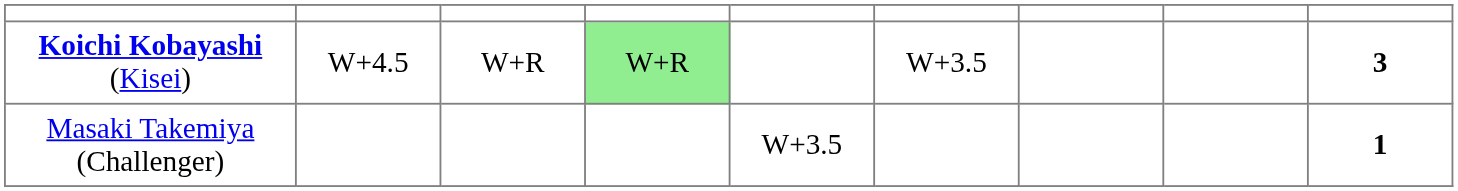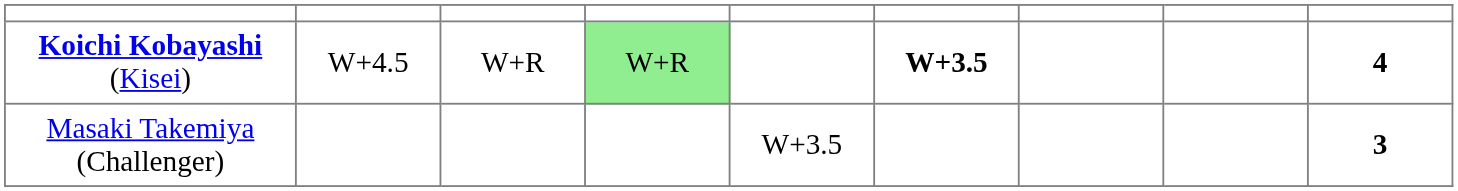(946, 62) normal -> (946, 62) bold
(1380, 62) 3 -> (1380, 62) 4
(1380, 144) 1 -> (1380, 144) 3
